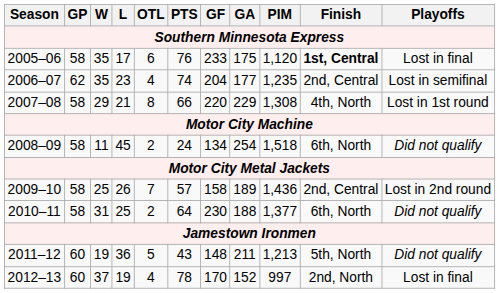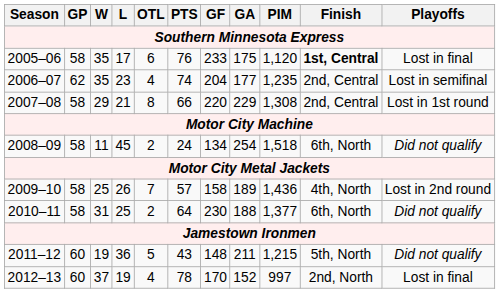(341, 102) 4th, North -> (341, 102) 2nd, Central
(341, 189) 2nd, Central -> (341, 189) 4th, North
(280, 255) 1,213 -> (280, 255) 1,215
